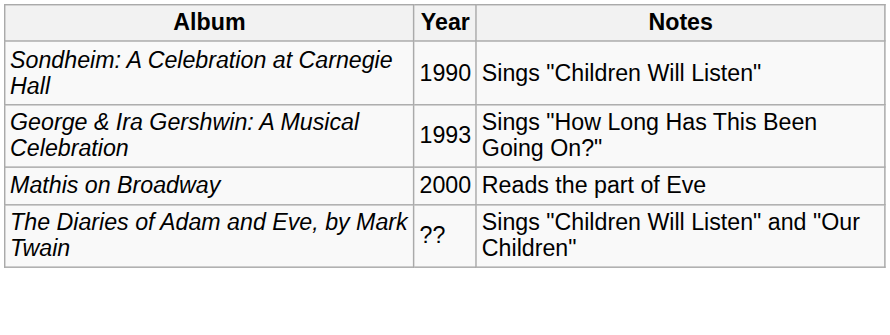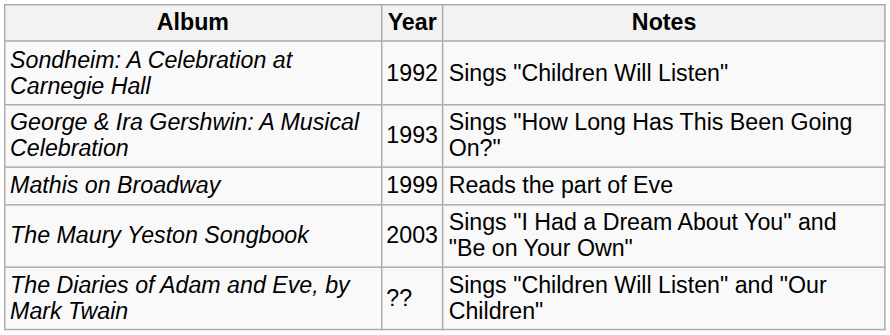(445, 72) 1990 -> (412, 72) 1992
(445, 185) 2000 -> (412, 185) 1999
+ row: (159, 235)
